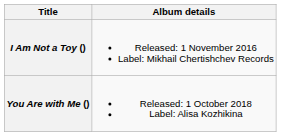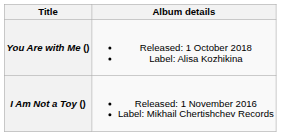rows swapped: (48, 47) <-> (48, 103)
